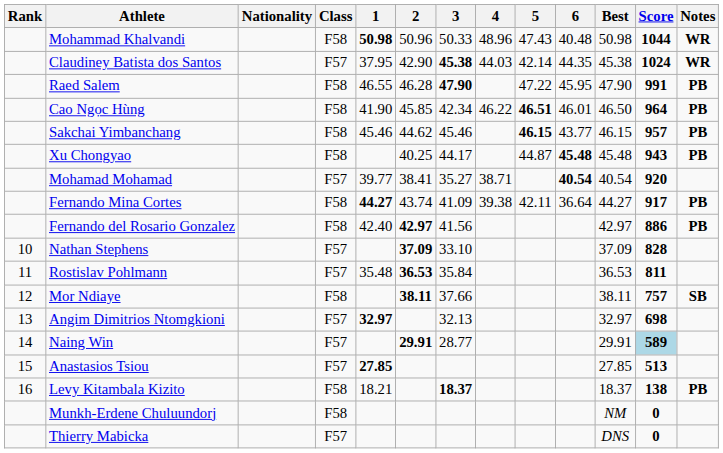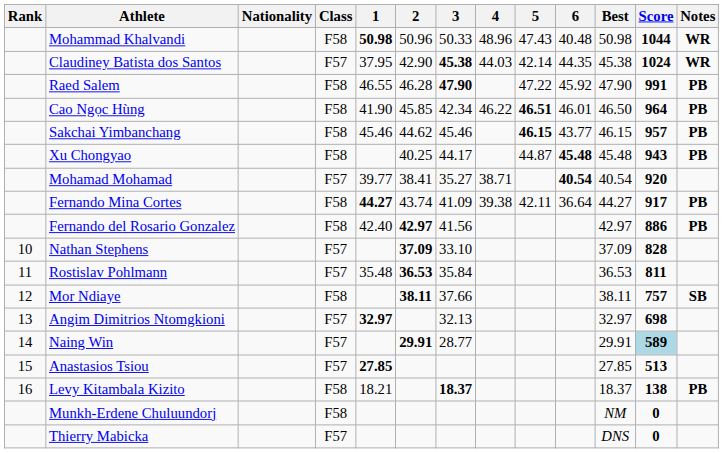(575, 86) 45.95 -> (575, 86) 45.92
